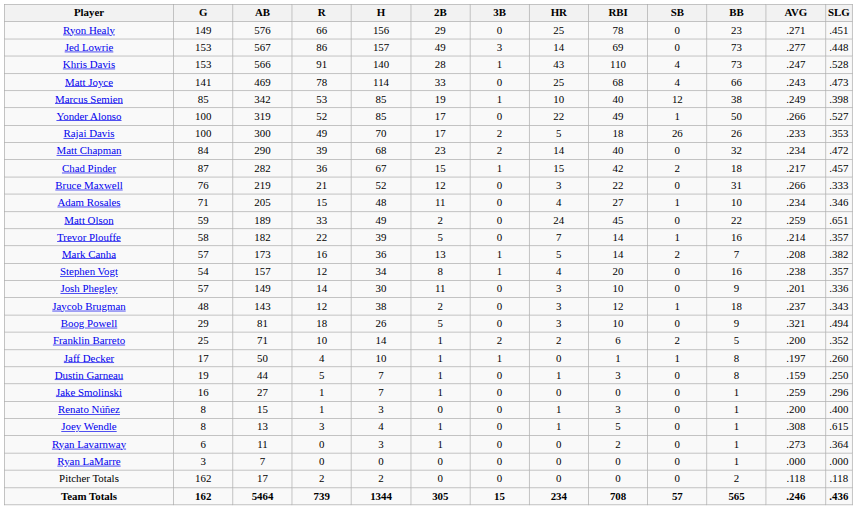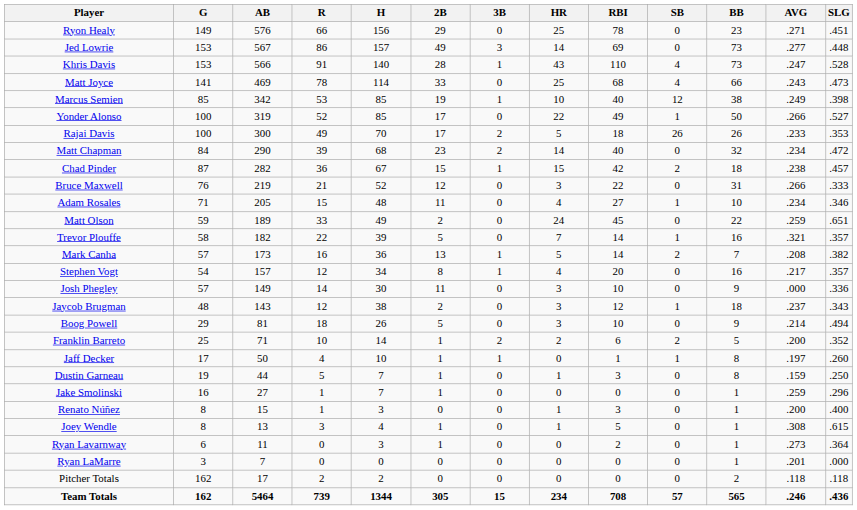(796, 168) .217 -> (796, 168) .238
(796, 237) .214 -> (796, 237) .321
(796, 271) .238 -> (796, 271) .217
(796, 289) .201 -> (796, 289) .000
(796, 323) .321 -> (796, 323) .214
(796, 461) .000 -> (796, 461) .201
